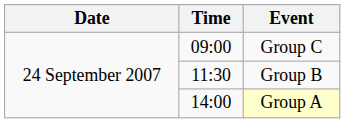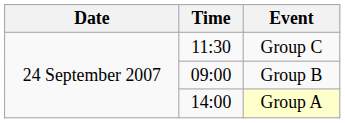(211, 46) 09:00 -> (211, 46) 11:30
(211, 74) 11:30 -> (211, 74) 09:00
